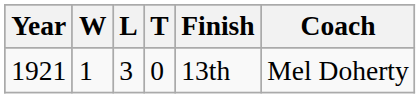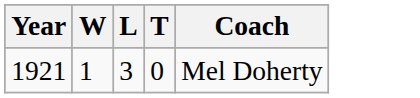- column: (218, 26)
